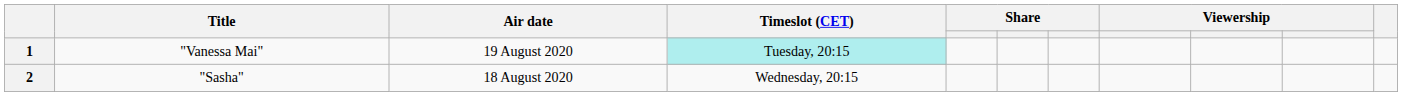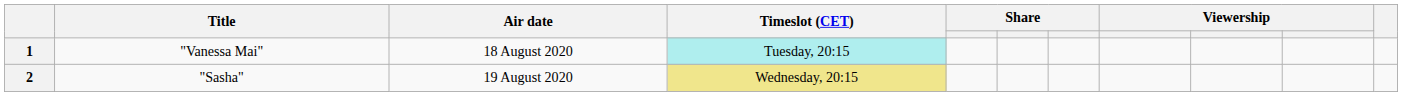(528, 51) 19 August 2020 -> (528, 51) 18 August 2020
(528, 78) 18 August 2020 -> (528, 78) 19 August 2020
(807, 78) no background -> (807, 78) khaki background
